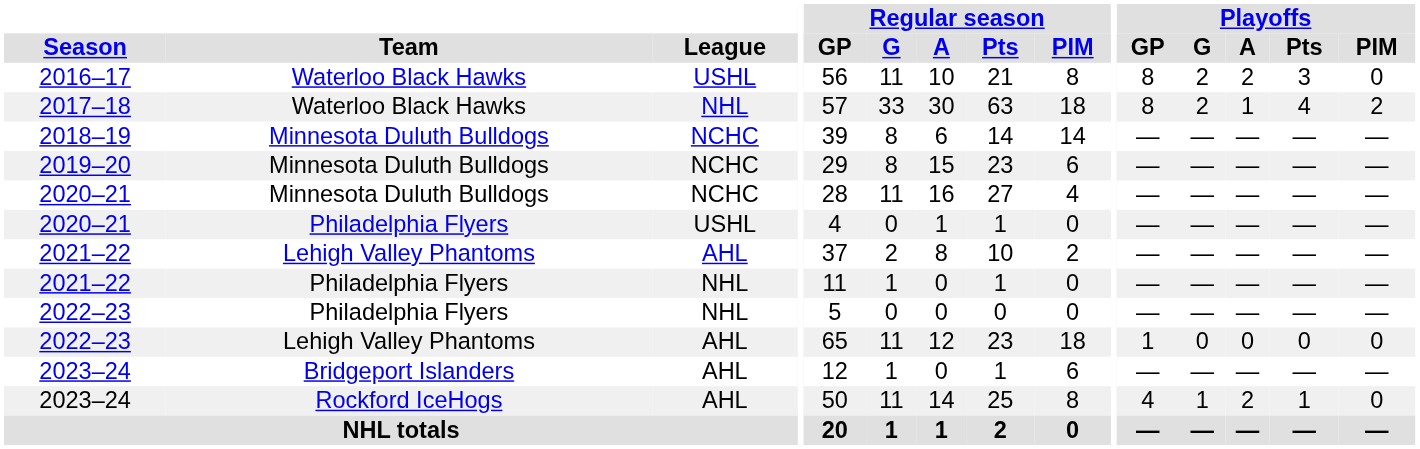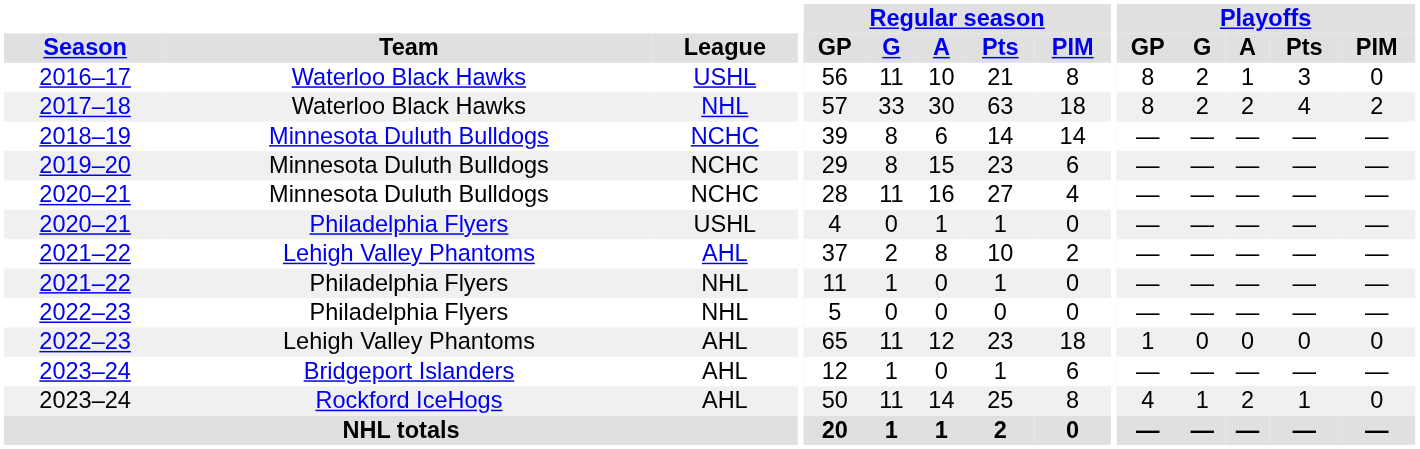(1248, 77) 2 -> (1248, 77) 1
(1248, 106) 1 -> (1248, 106) 2
